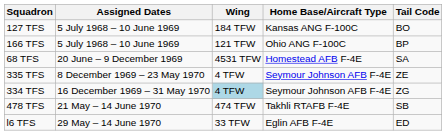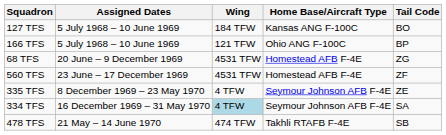(402, 59) SA -> (403, 59) ZG
+ row: (25, 75)
(403, 91) ZG -> (402, 106) SA
- row: (21, 122)
